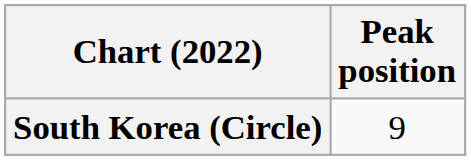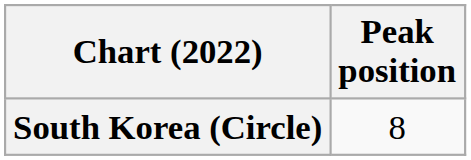(397, 126) 9 -> (397, 126) 8
